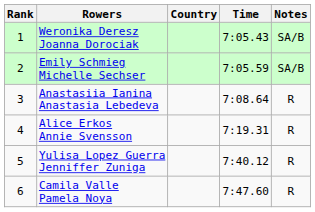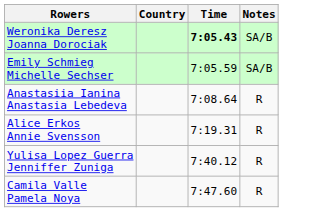- column: (20, 13)
(246, 38) normal -> (214, 38) bold
